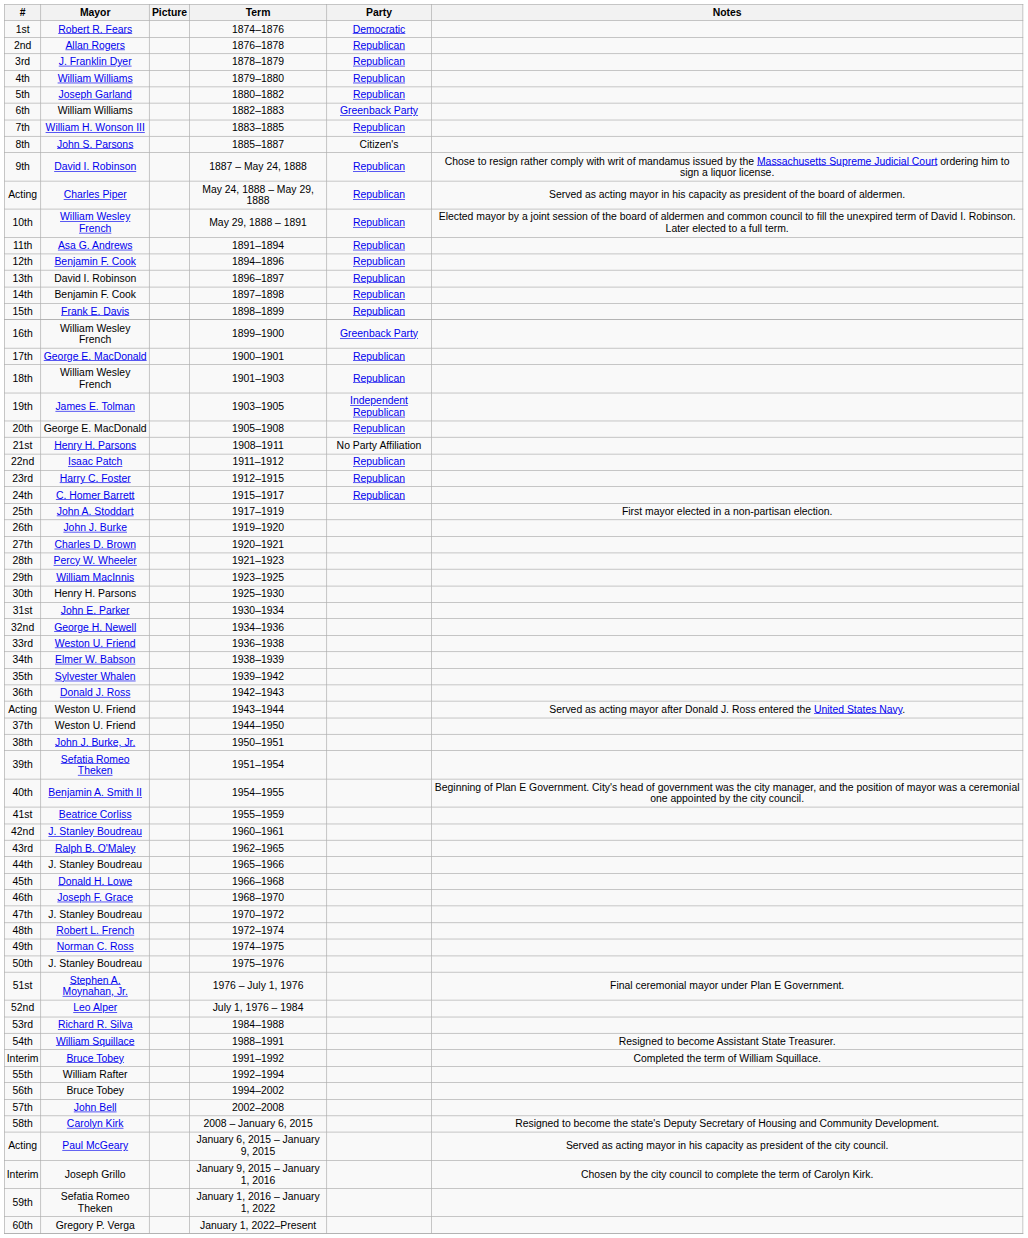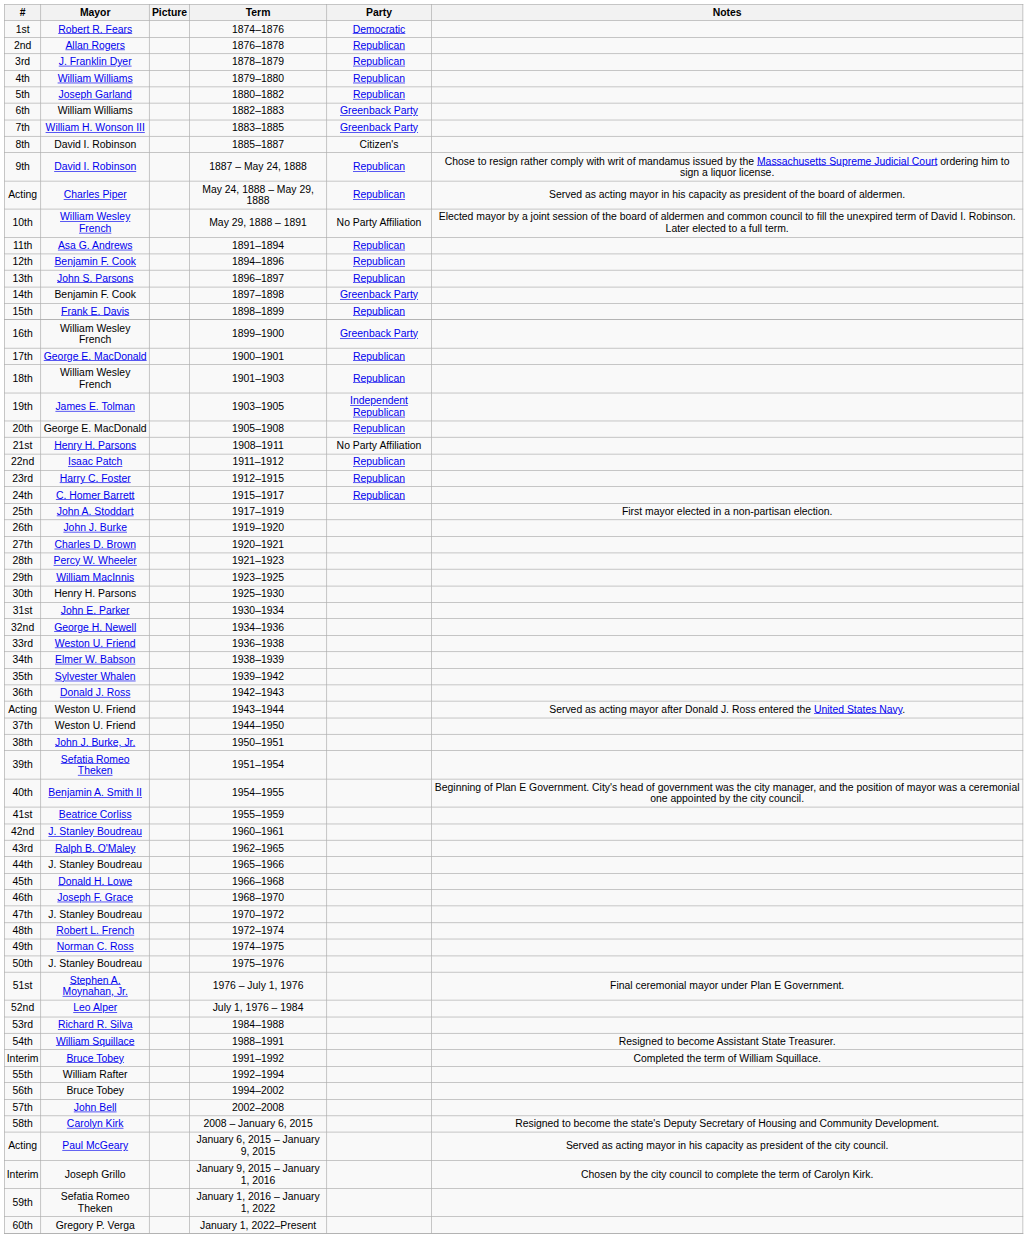(379, 128) Republican -> (379, 128) Greenback Party
(95, 144) John S. Parsons -> (95, 144) David I. Robinson
(379, 223) Republican -> (379, 223) No Party Affiliation
(95, 278) David I. Robinson -> (95, 278) John S. Parsons
(379, 295) Republican -> (379, 295) Greenback Party
